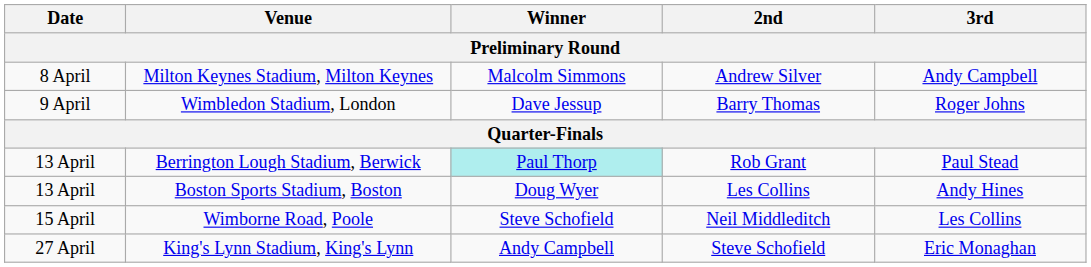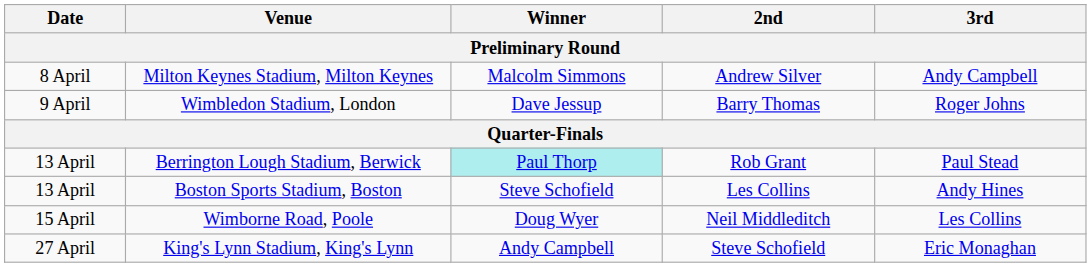(556, 190) Doug Wyer -> (556, 190) Steve Schofield
(556, 219) Steve Schofield -> (556, 219) Doug Wyer
